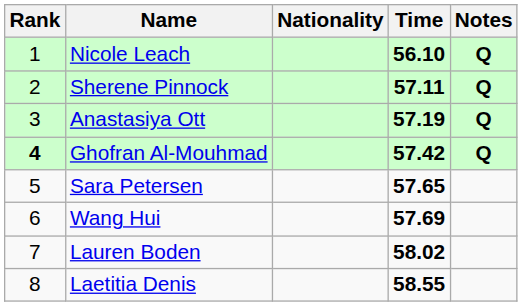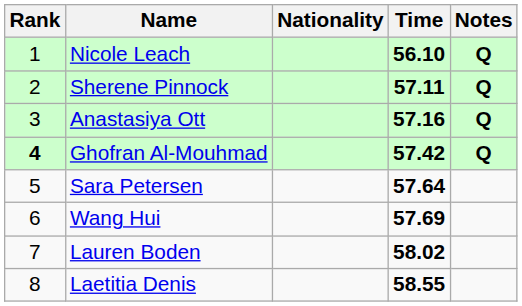(419, 119) 57.19 -> (419, 119) 57.16
(419, 185) 57.65 -> (419, 185) 57.64
